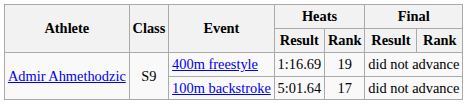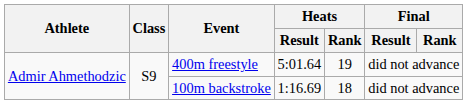(299, 64) 1:16.69 -> (299, 64) 5:01.64
(299, 88) 5:01.64 -> (299, 88) 1:16.69
(345, 88) 17 -> (345, 88) 18
